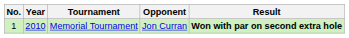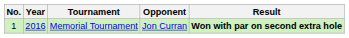(35, 26) 2010 -> (35, 26) 2016
